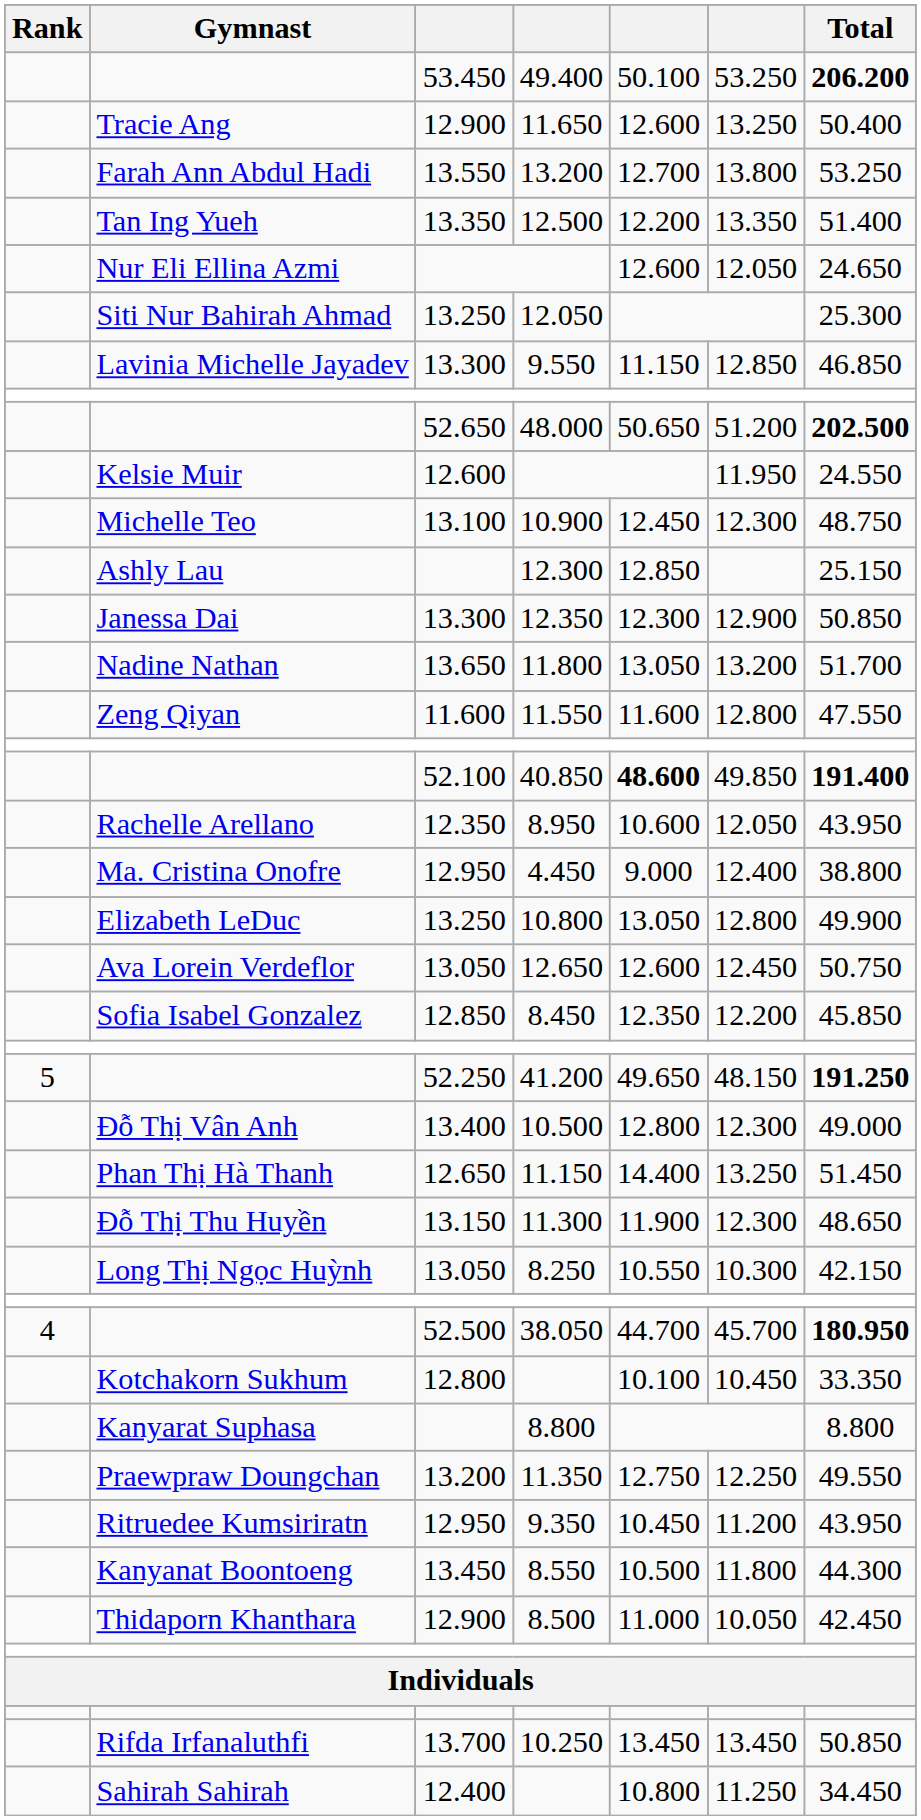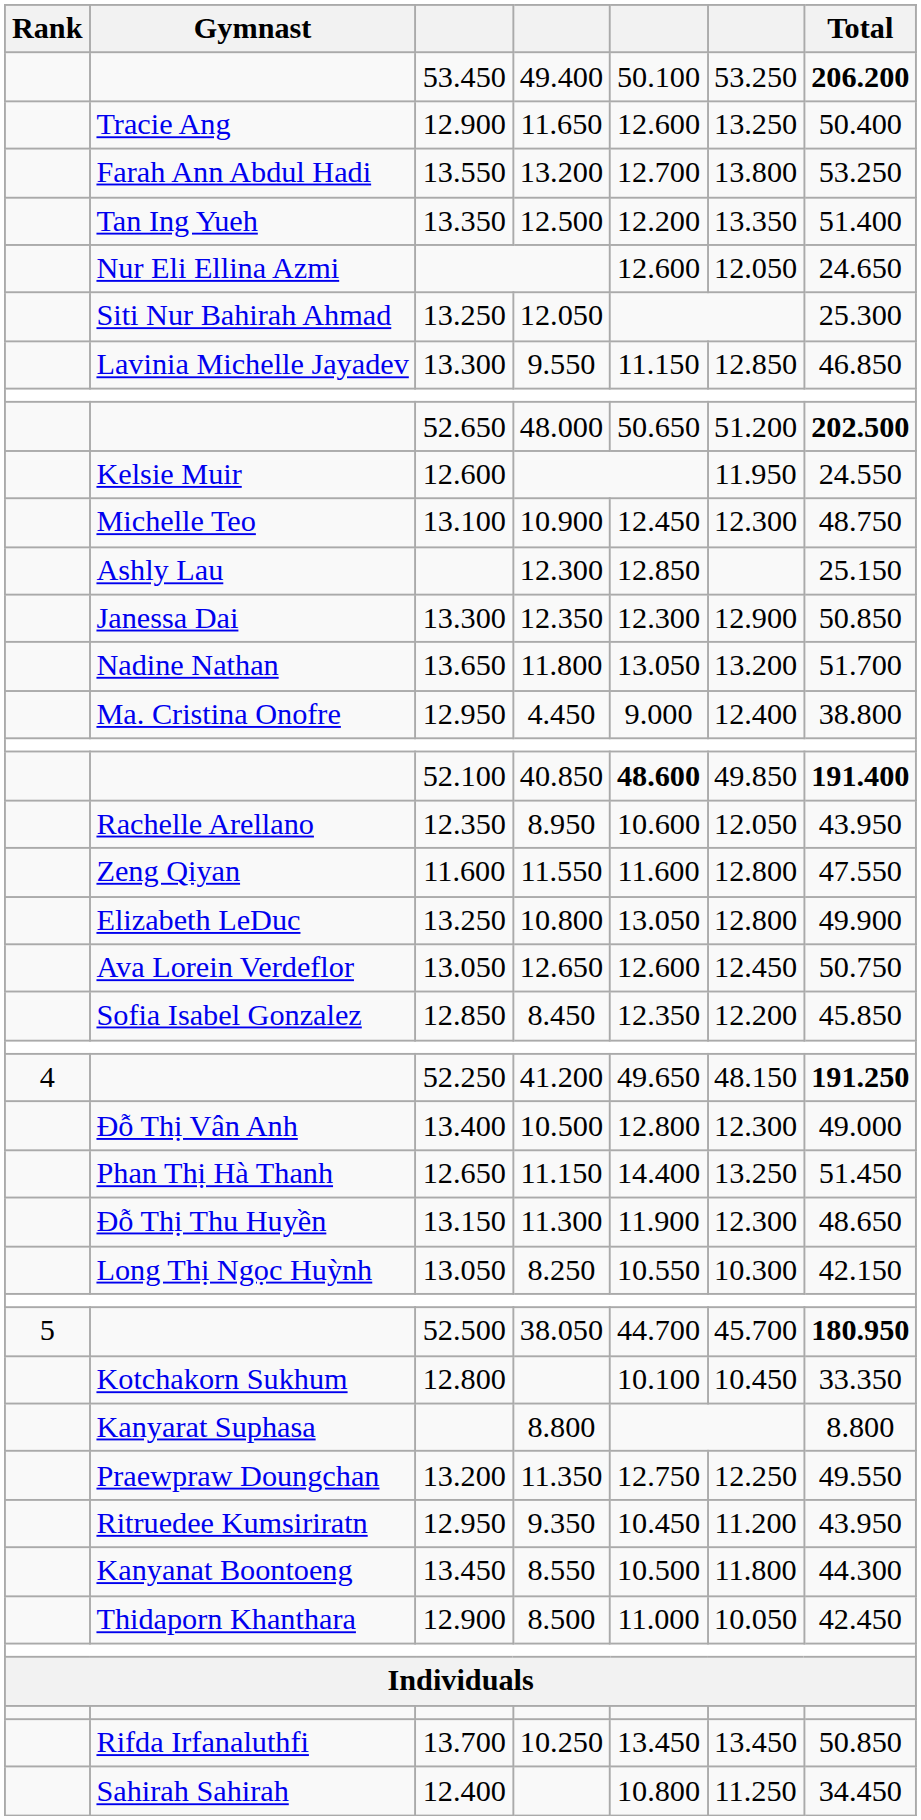rows swapped: (168, 713) <-> (219, 871)
(47, 1077) 5 -> (47, 1077) 4
(47, 1331) 4 -> (47, 1331) 5
